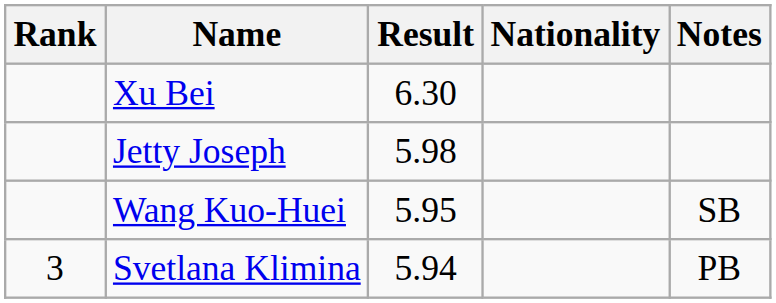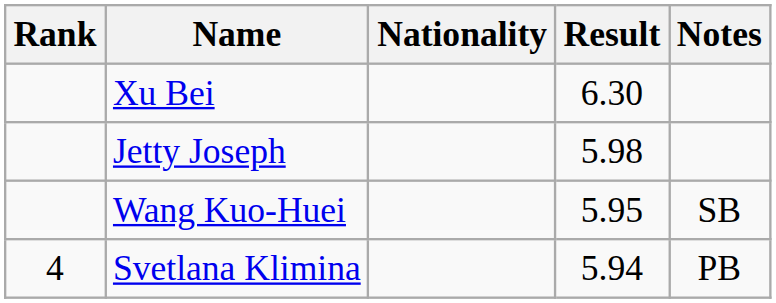columns swapped: (575, 34) <-> (426, 34)
(55, 268) 3 -> (55, 268) 4
